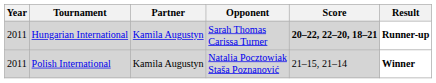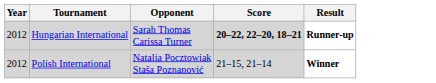- column: (168, 13)
(17, 35) 2011 -> (17, 35) 2012
(17, 64) 2011 -> (17, 64) 2012
